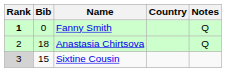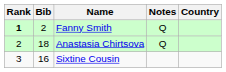columns swapped: (168, 12) <-> (205, 12)
(43, 28) 0 -> (43, 28) 2
(19, 59) lightgrey background -> (19, 59) no background
(43, 59) 15 -> (43, 59) 16
